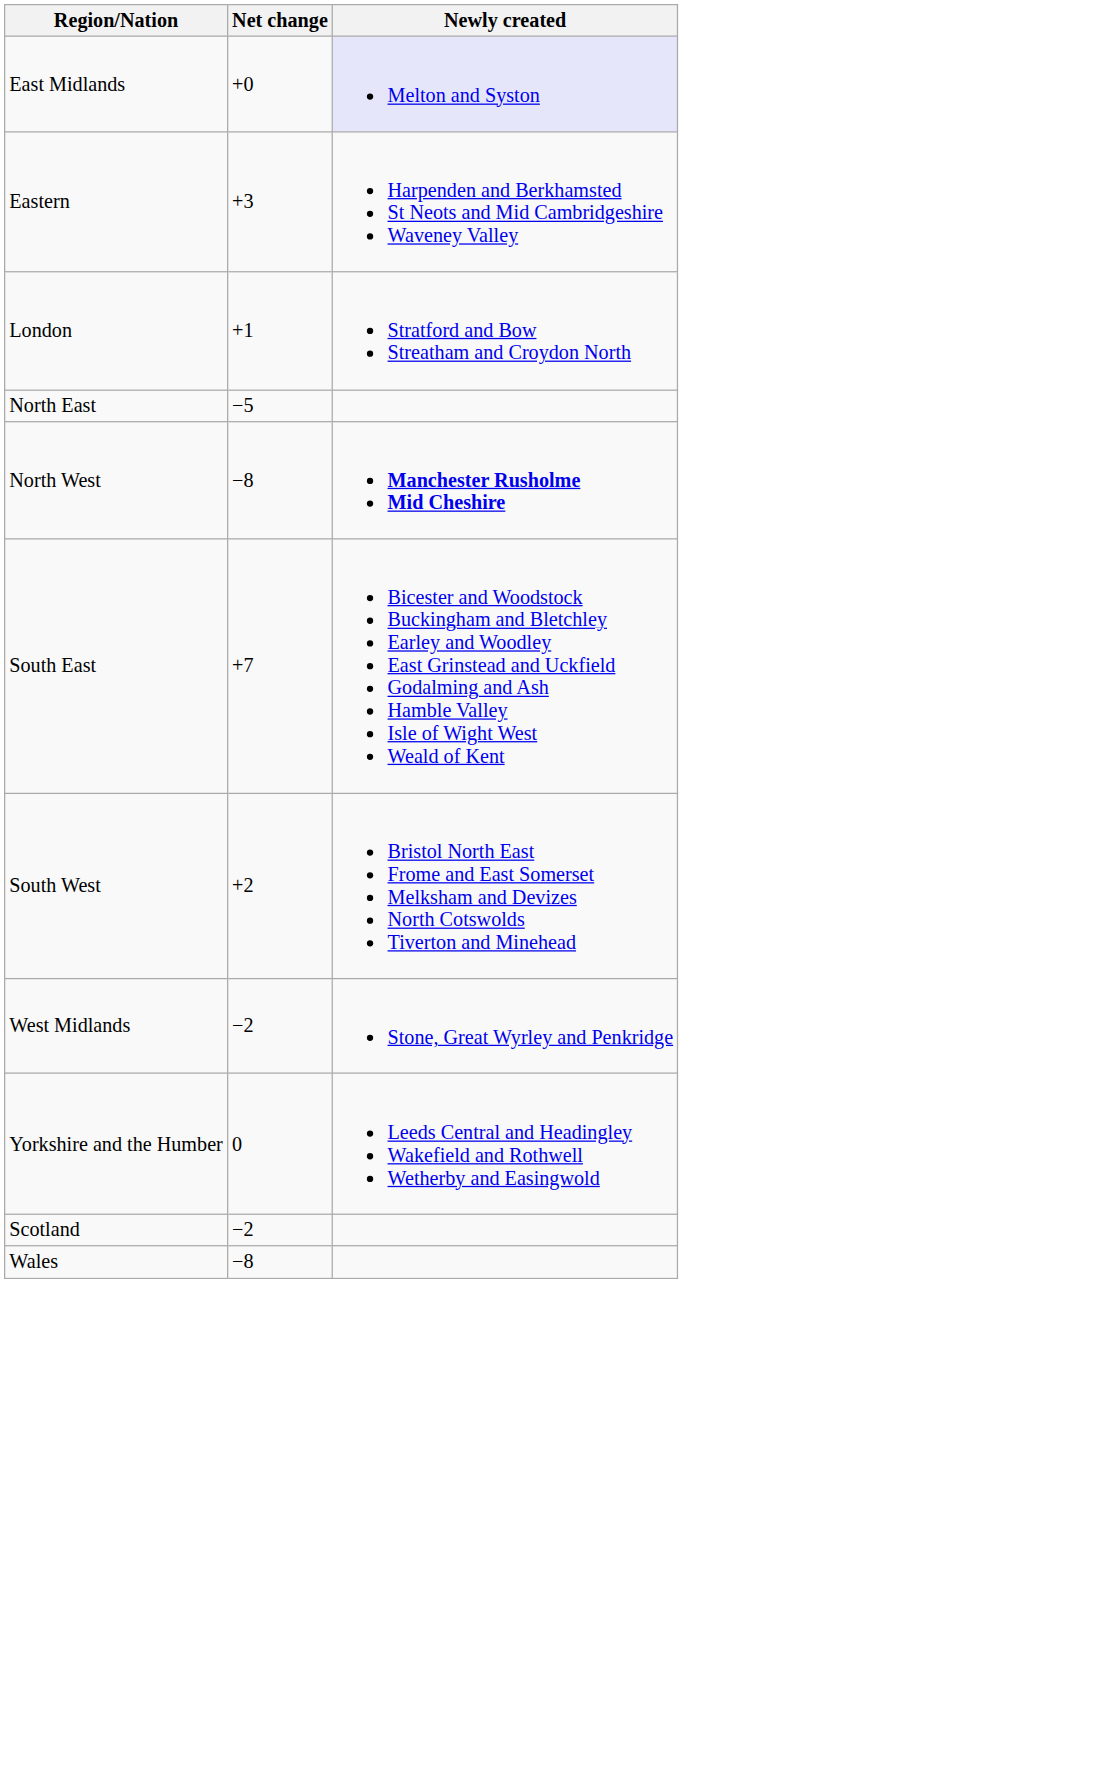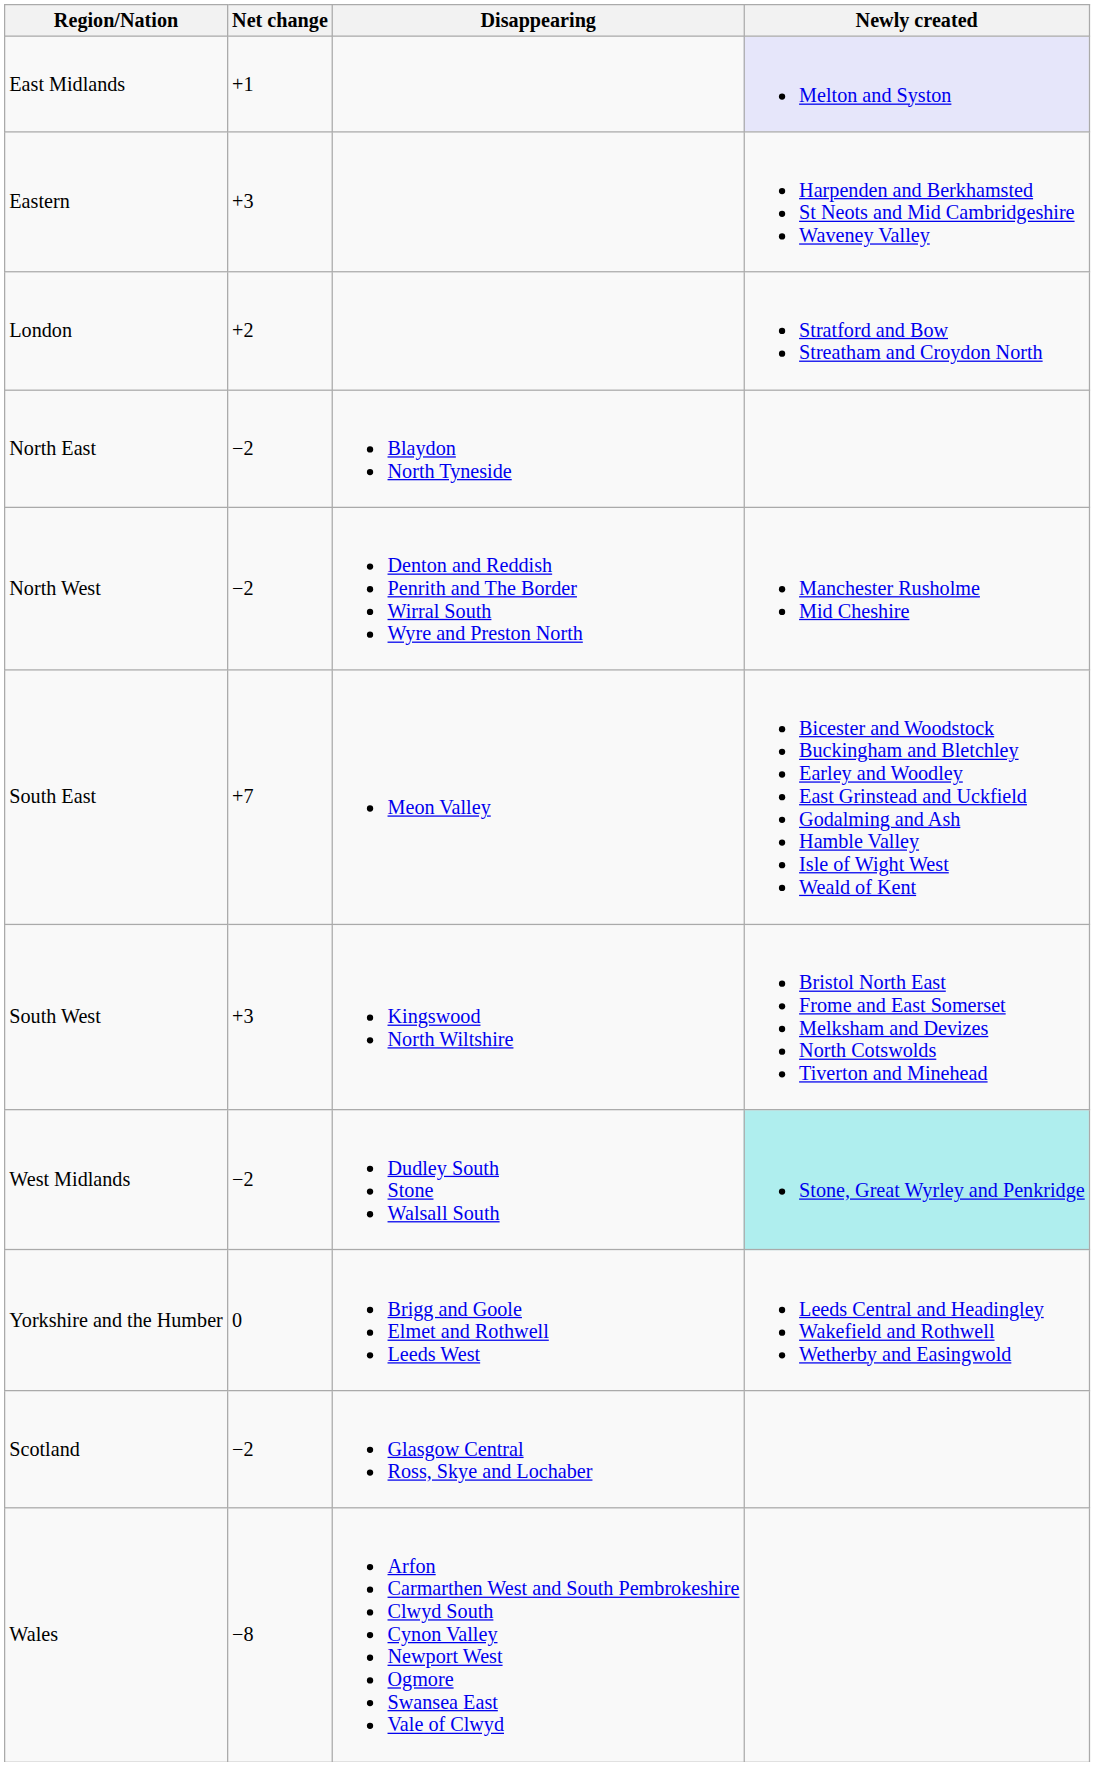+ column: (538, 20)
(243, 83) +0 -> (243, 83) +1
(243, 330) +1 -> (243, 330) +2
(243, 405) −5 -> (243, 448) −2
(243, 480) −8 -> (243, 588) −2
(505, 492) bold -> (917, 600) normal
(243, 885) +2 -> (243, 1016) +3
(505, 1037) no background -> (917, 1191) paleturquoise background
